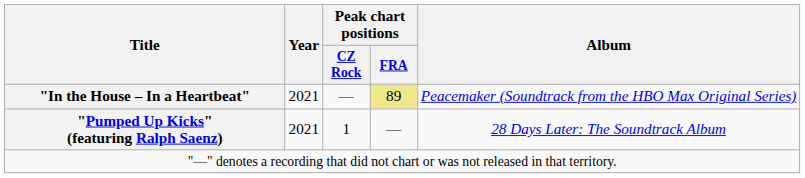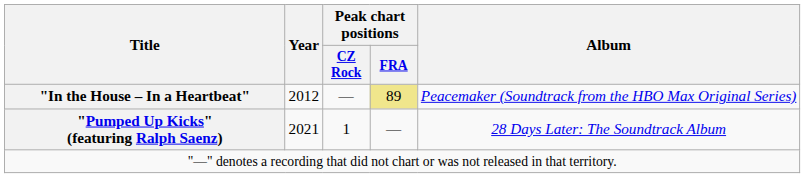(304, 96) 2021 -> (304, 96) 2012
